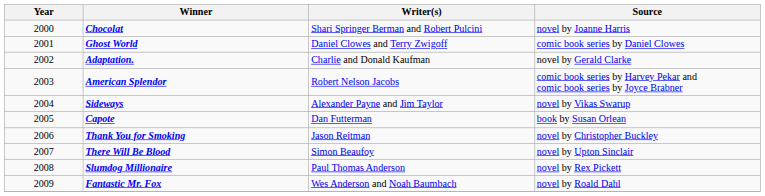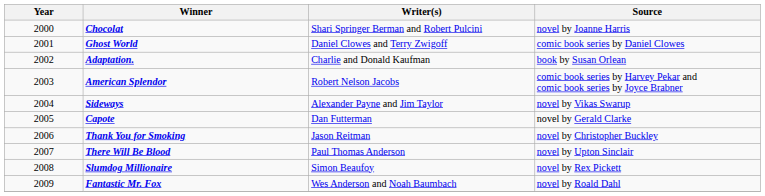(584, 60) novel by Gerald Clarke -> (581, 60) book by Susan Orlean
(581, 119) book by Susan Orlean -> (584, 119) novel by Gerald Clarke
(343, 151) Simon Beaufoy -> (358, 151) Paul Thomas Anderson
(358, 167) Paul Thomas Anderson -> (343, 167) Simon Beaufoy
